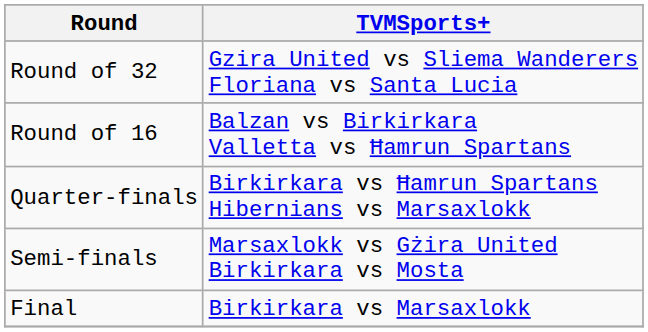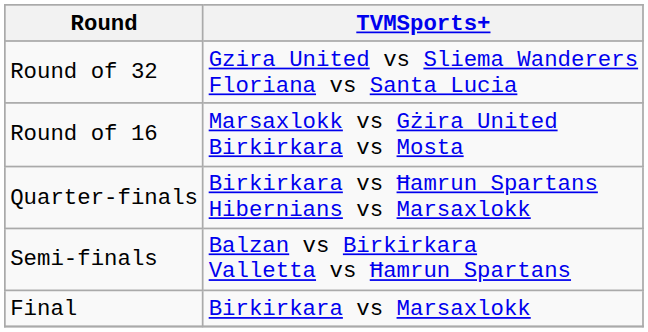(390, 135) Balzan vs Birkirkara Valletta vs Ħamrun Spartans -> (383, 135) Marsaxlokk vs Gżira United Birkirkara vs Mosta
(383, 259) Marsaxlokk vs Gżira United Birkirkara vs Mosta -> (390, 259) Balzan vs Birkirkara Valletta vs Ħamrun Spartans
